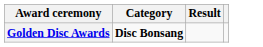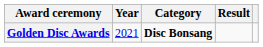+ column: (127, 13)
